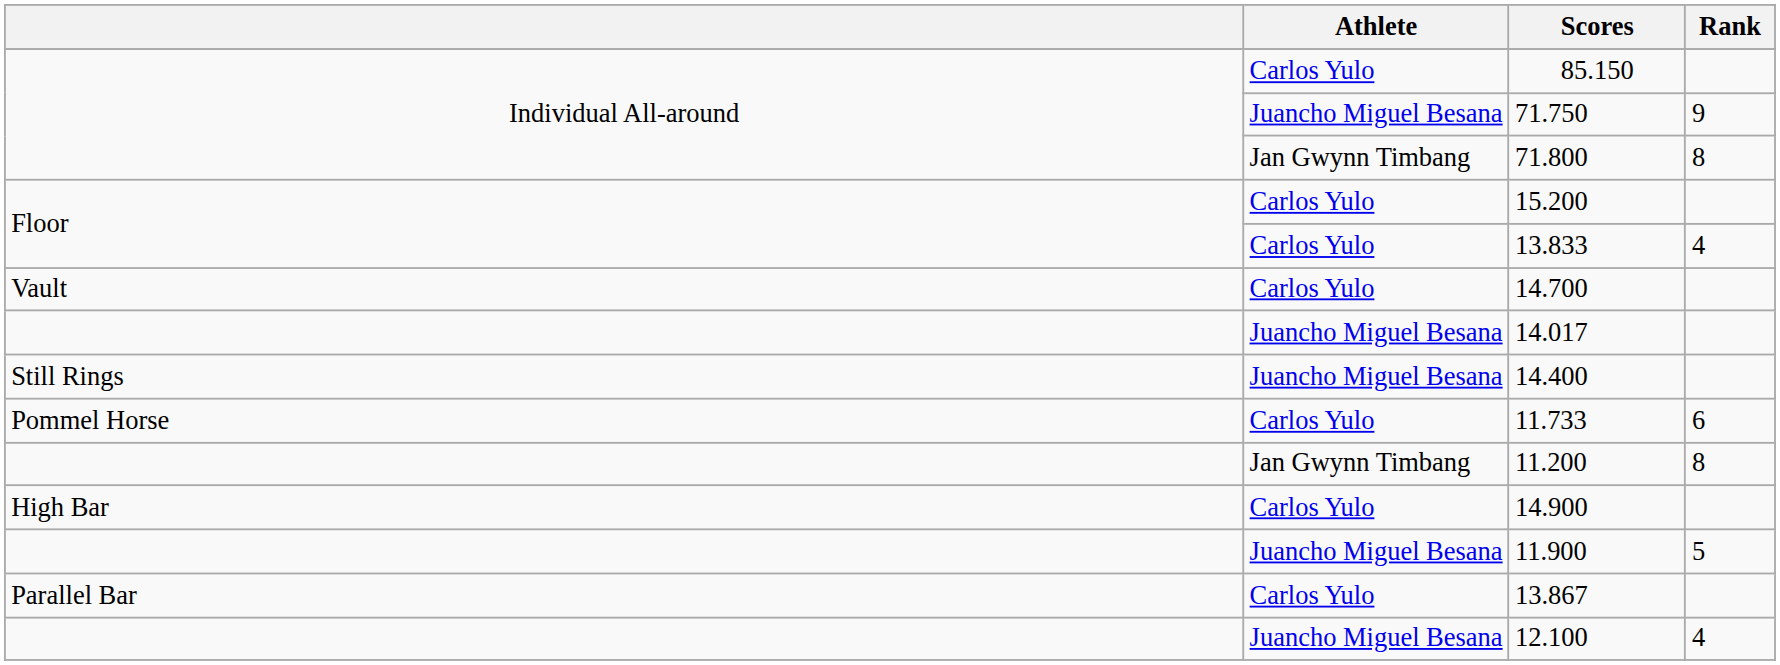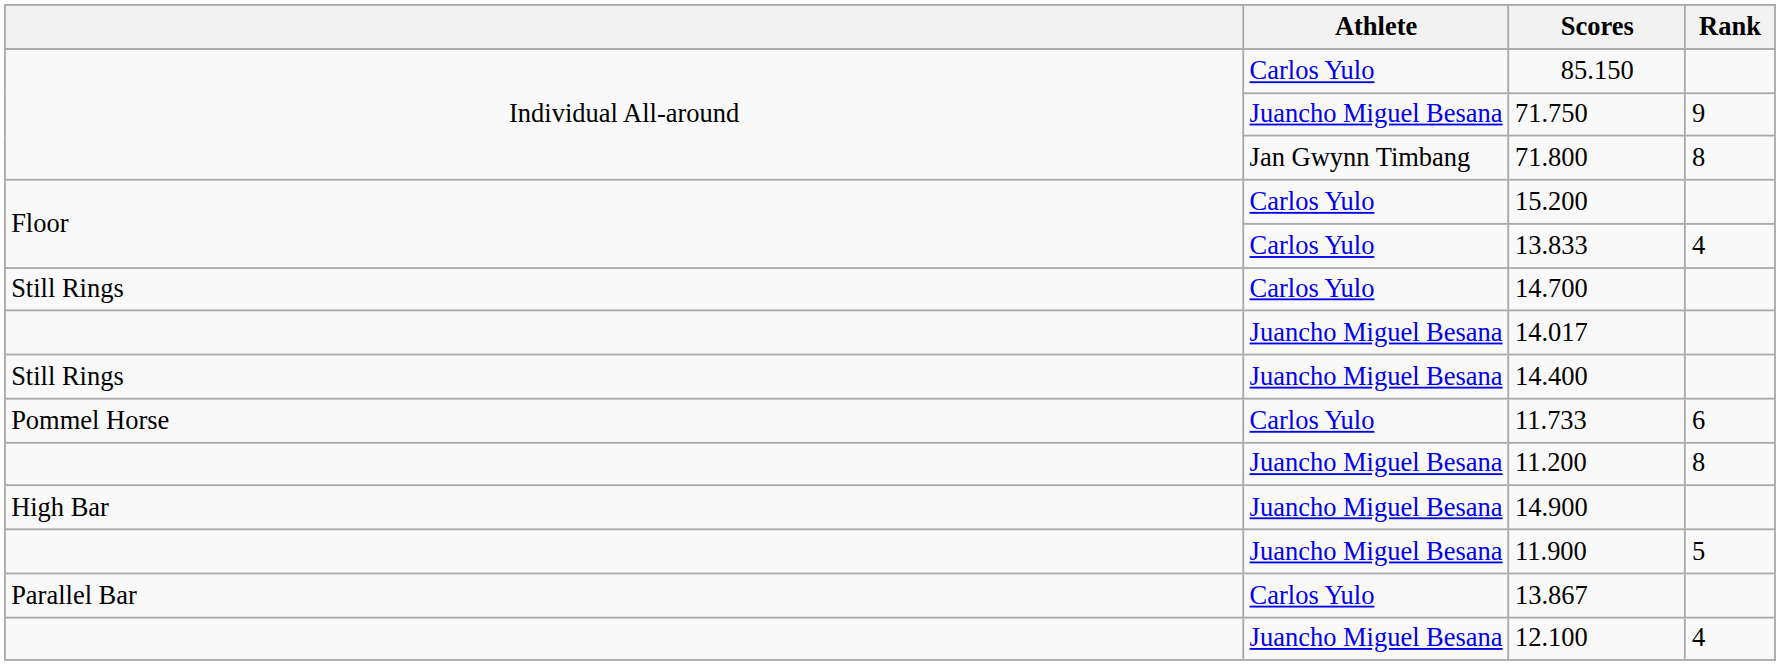(39, 288) Vault -> (67, 288) Still Rings
(1360, 463) Jan Gwynn Timbang -> (1376, 463) Juancho Miguel Besana
(1312, 507) Carlos Yulo -> (1376, 507) Juancho Miguel Besana
